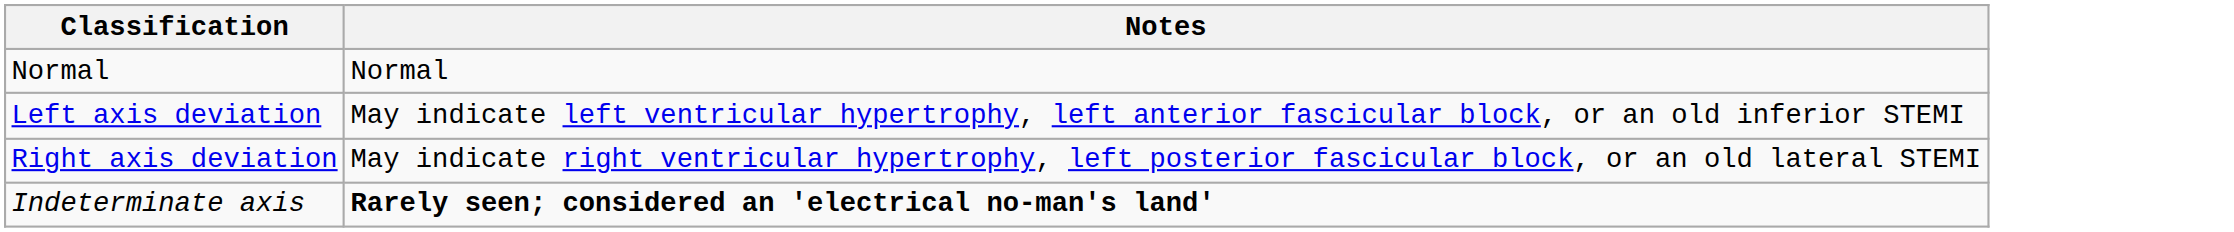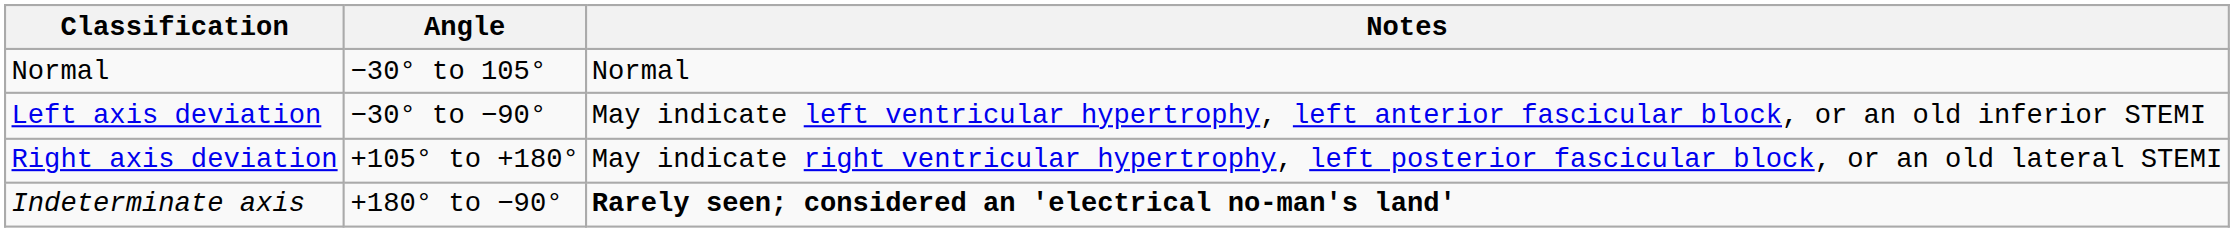+ column: (465, 27)
